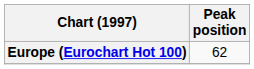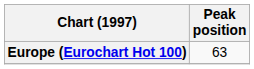(220, 52) 62 -> (220, 52) 63
